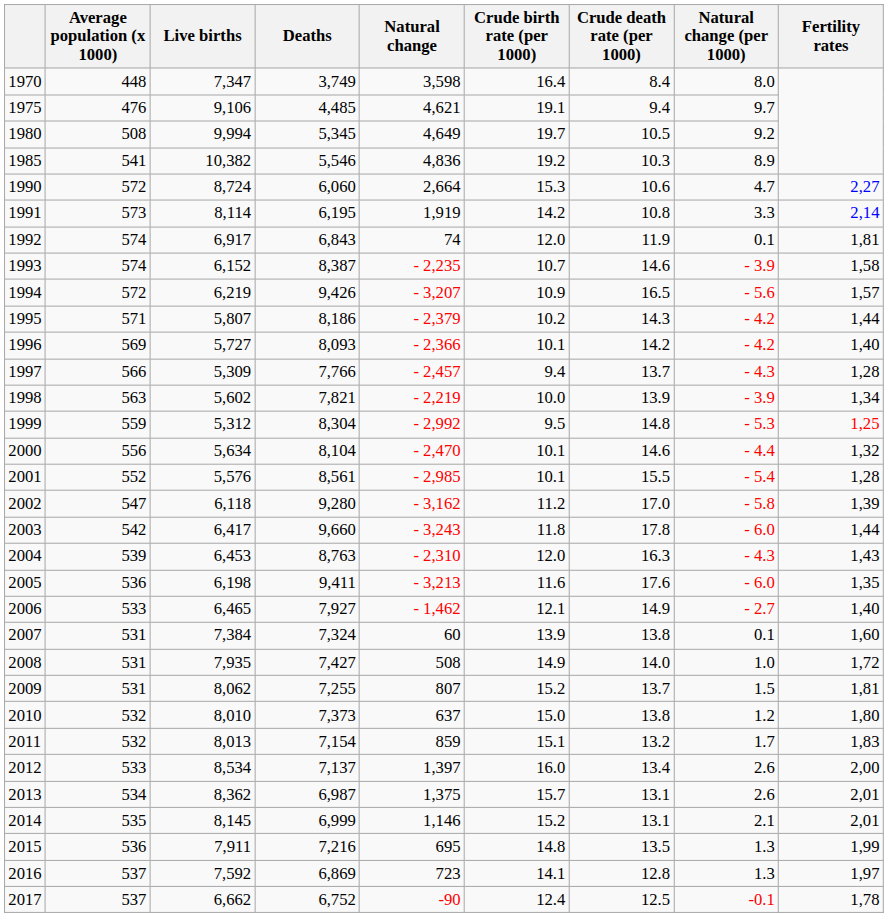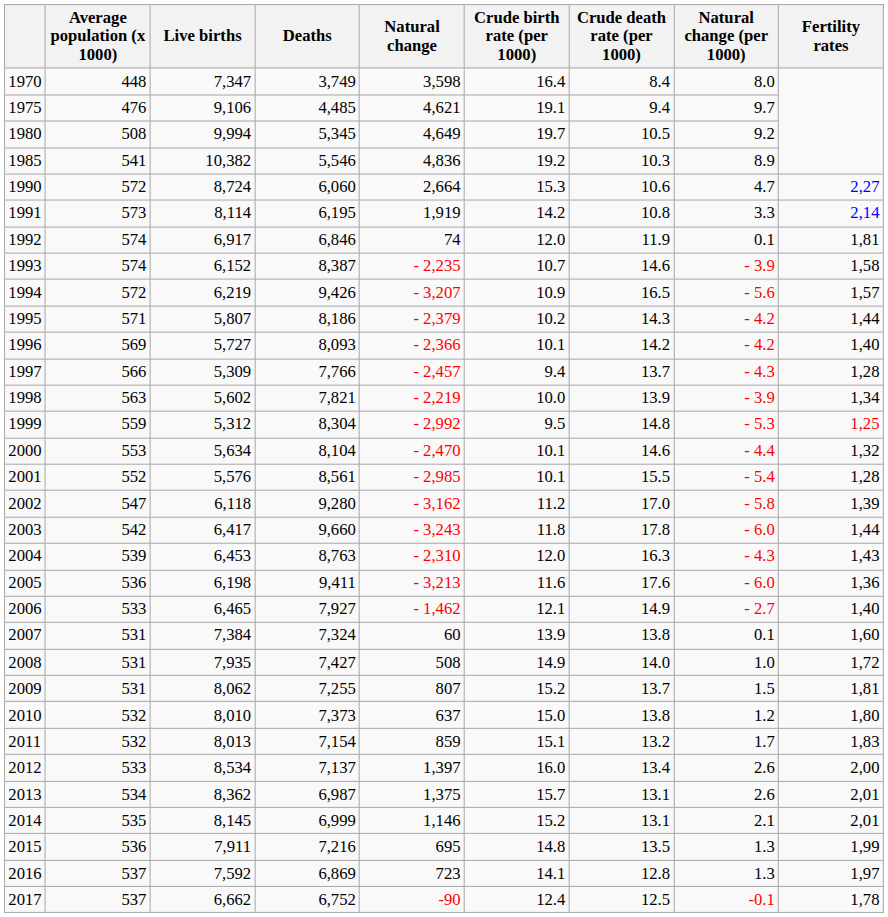(337, 239) 6,843 -> (337, 239) 6,846
(134, 450) 556 -> (134, 450) 553
(865, 582) 1,35 -> (865, 582) 1,36
